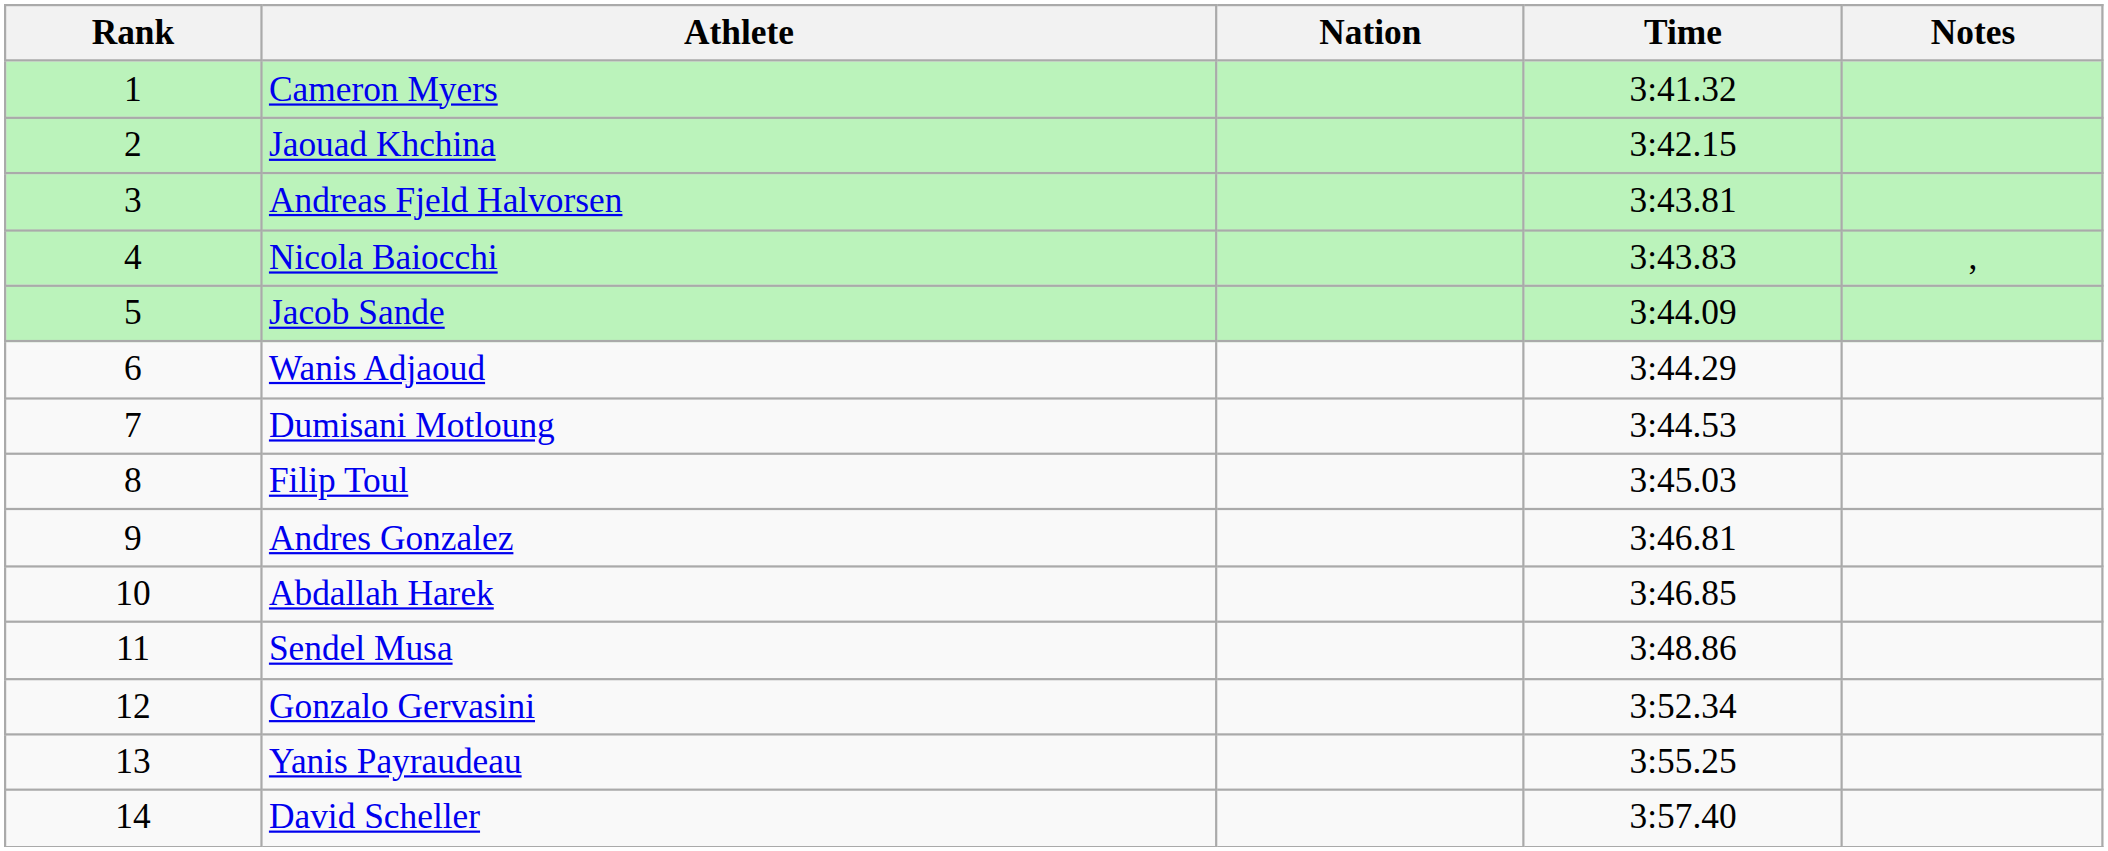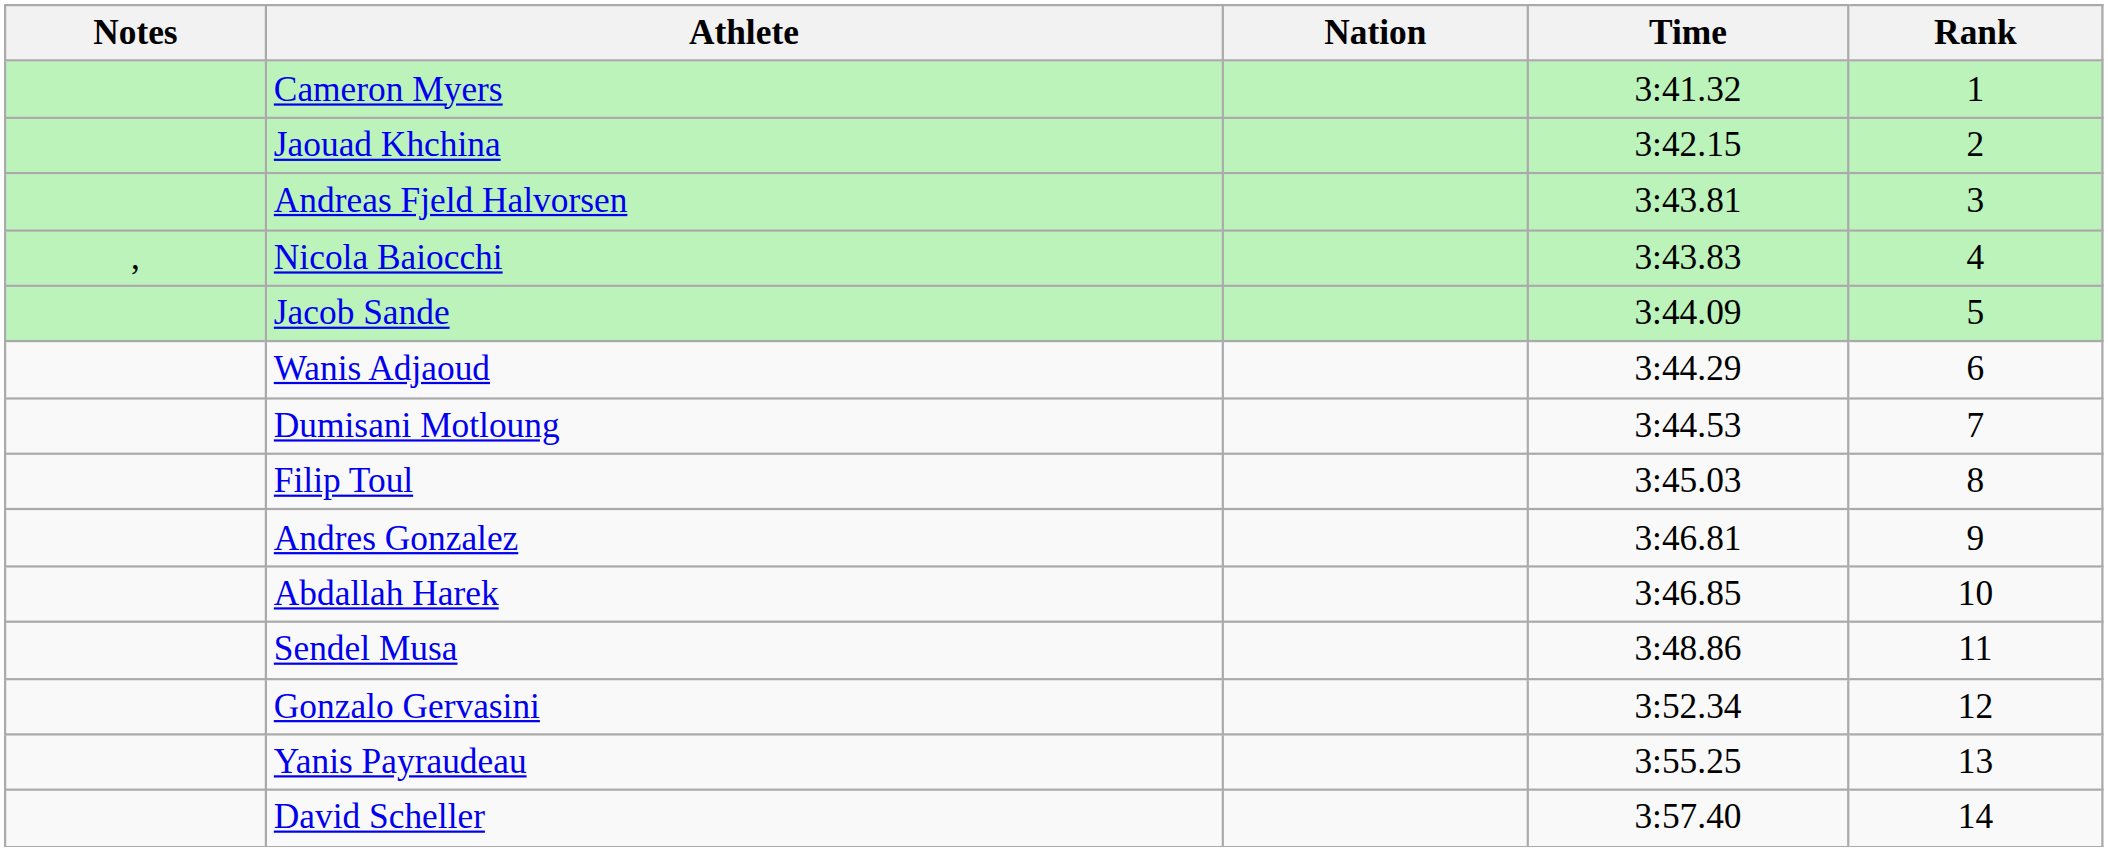columns swapped: (133, 32) <-> (1973, 32)
